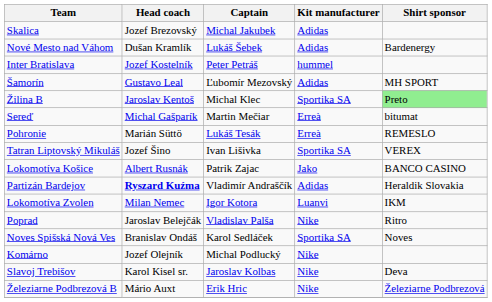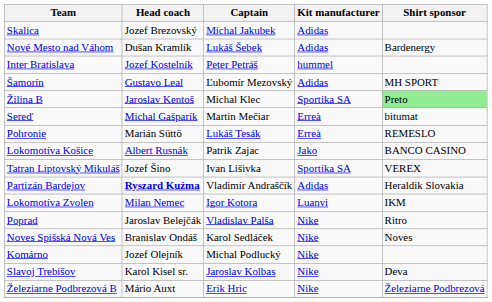rows swapped: (50, 168) <-> (63, 151)
(324, 237) Sportika SA -> (308, 237) Nike
